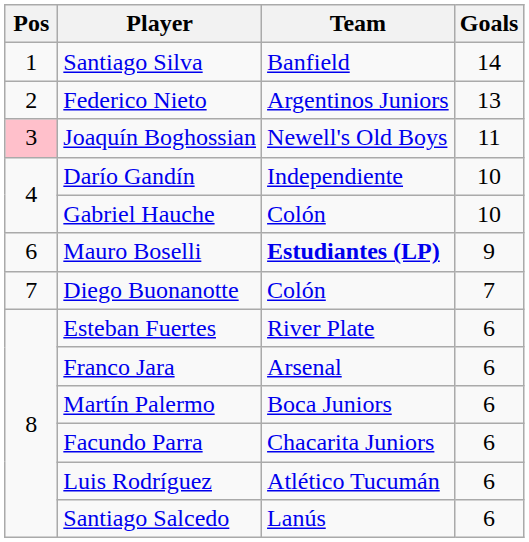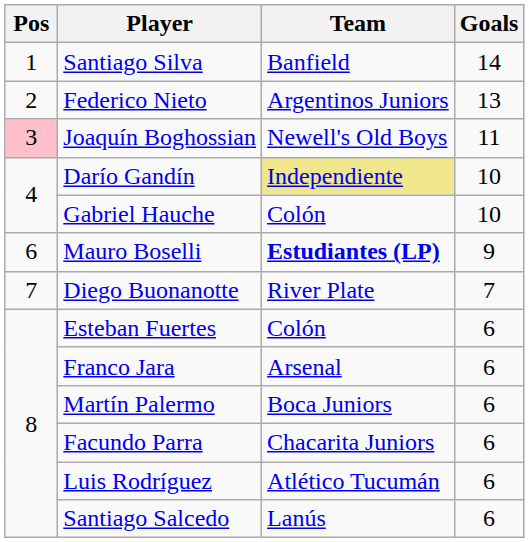(335, 175) no background -> (335, 175) khaki background
(296, 289) Colón -> (321, 289) River Plate
(321, 328) River Plate -> (296, 328) Colón
